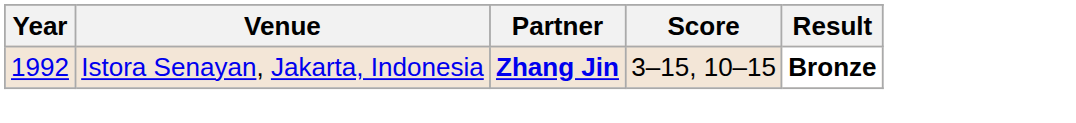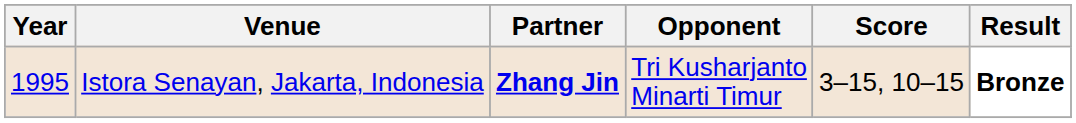+ column: (719, 26)
(40, 67) 1992 -> (40, 82) 1995
